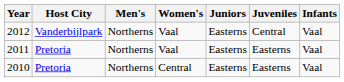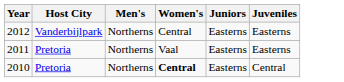- column: (320, 13)
(168, 31) Vaal -> (175, 31) Central
(269, 31) Central -> (271, 31) Easterns
(175, 67) normal -> (177, 67) bold
(271, 67) Easterns -> (269, 67) Central
